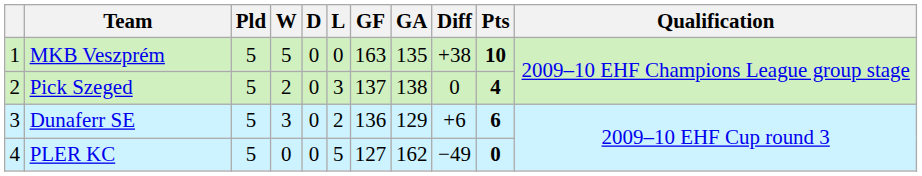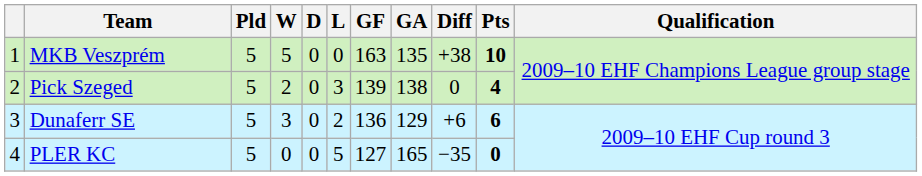(371, 87) 137 -> (371, 87) 139
(412, 154) 162 -> (412, 154) 165
(454, 154) −49 -> (454, 154) −35
